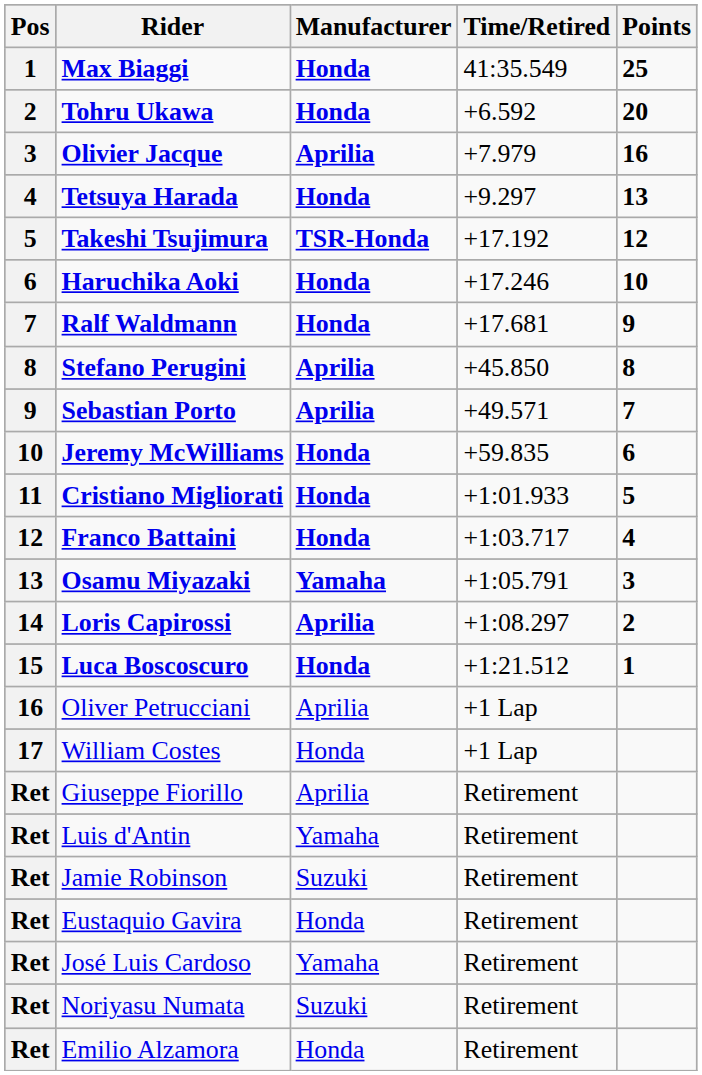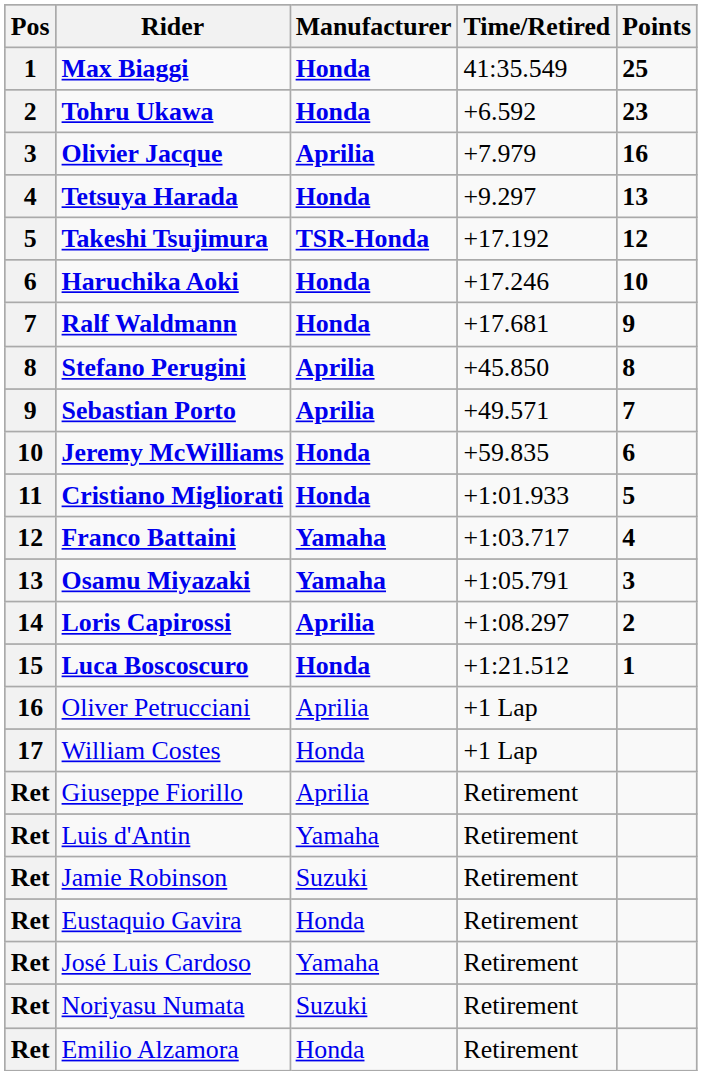(635, 111) 20 -> (635, 111) 23
(333, 537) Honda -> (341, 537) Yamaha
